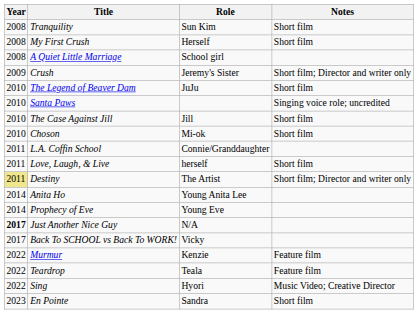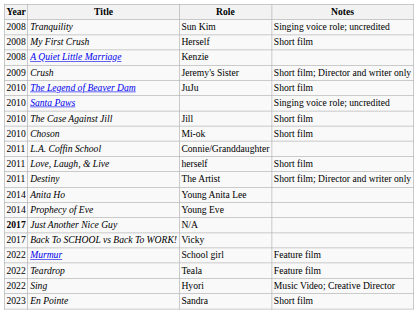(293, 27) Short film -> (332, 27) Singing voice role; uncredited
(203, 57) School girl -> (195, 57) Kenzie
(16, 179) khaki background -> (16, 179) no background
(195, 255) Kenzie -> (203, 255) School girl
